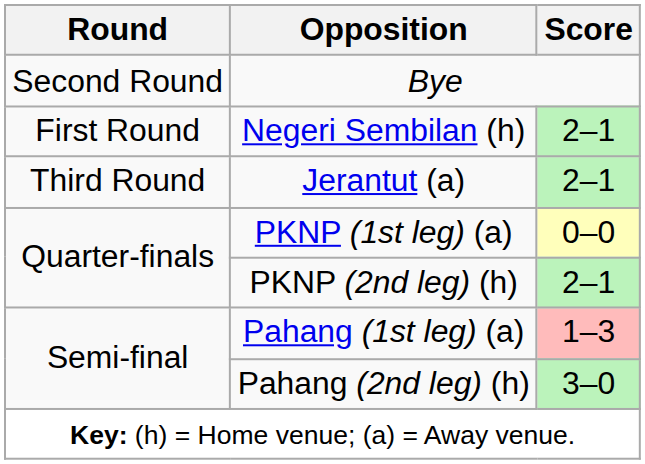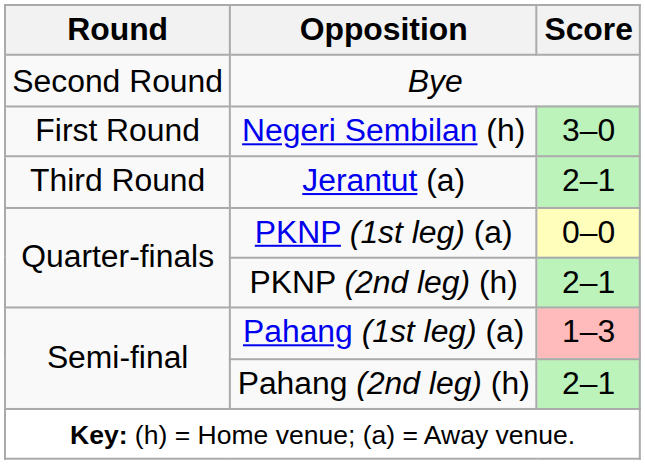(589, 130) 2–1 -> (589, 130) 3–0
(589, 383) 3–0 -> (589, 383) 2–1
